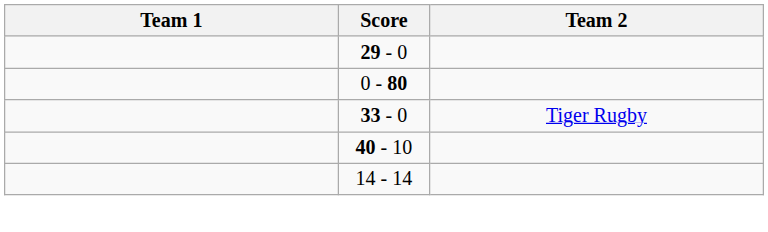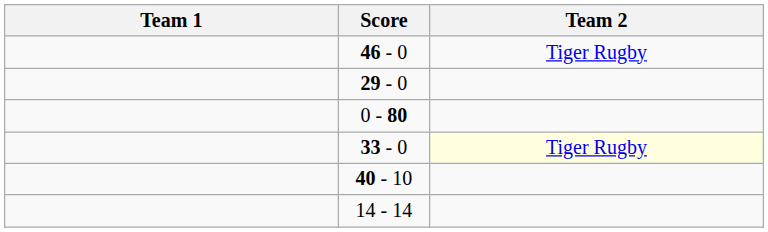+ row: (384, 52)
(596, 115) no background -> (596, 147) lightyellow background
